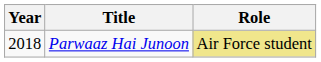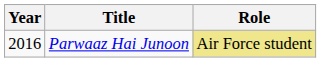(25, 43) 2018 -> (25, 43) 2016
